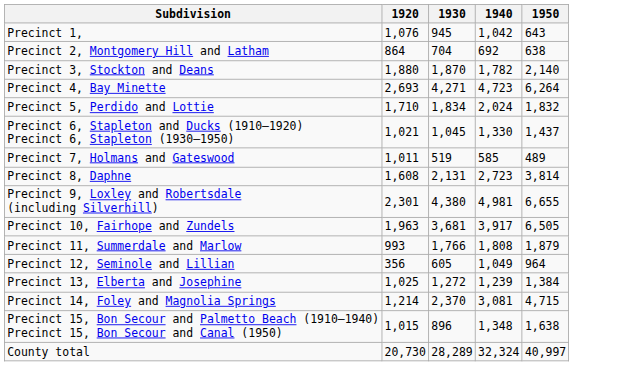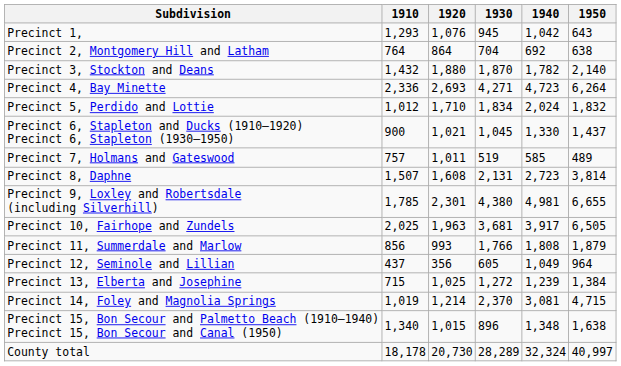+ column: (405, 14)
